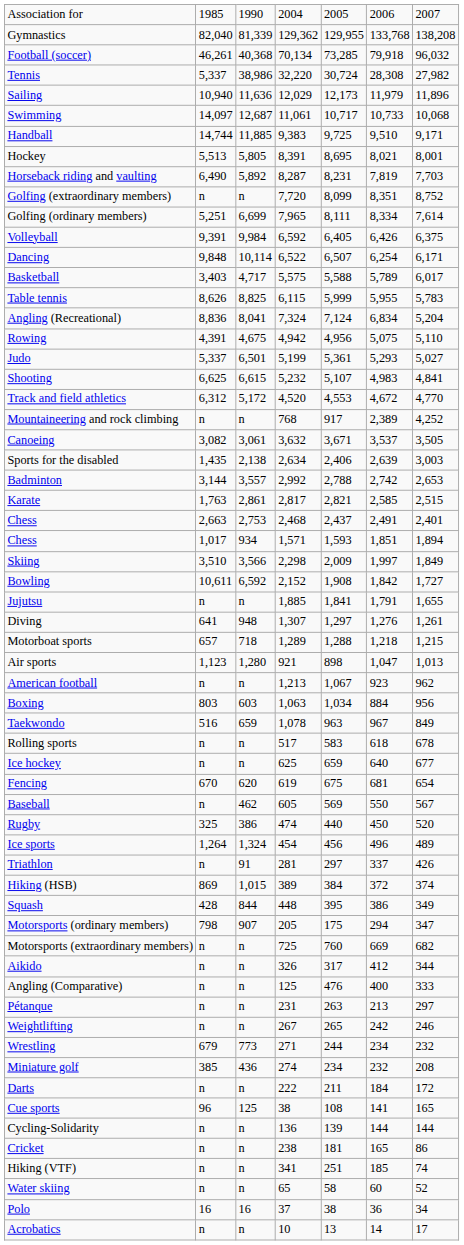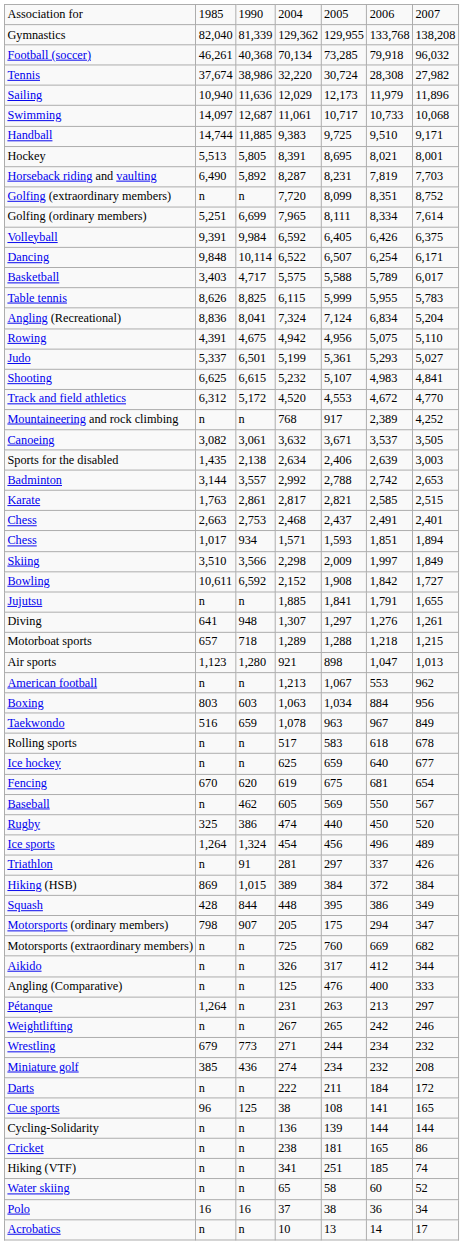(213, 75) 5,337 -> (216, 75) 37,674
(379, 682) 923 -> (379, 682) 553
(425, 885) 374 -> (425, 885) 384
(202, 1006) n -> (213, 1006) 1,264
